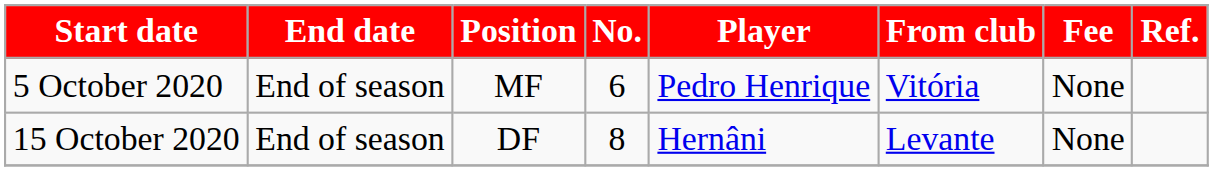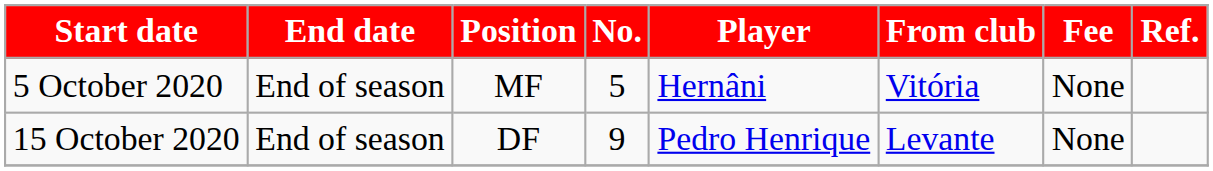(617, 84) 6 -> (617, 84) 5
(764, 84) Pedro Henrique -> (712, 84) Hernâni
(617, 138) 8 -> (617, 138) 9
(712, 138) Hernâni -> (764, 138) Pedro Henrique
